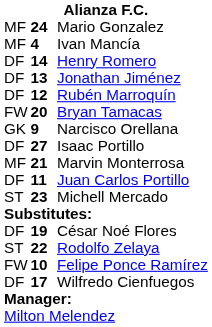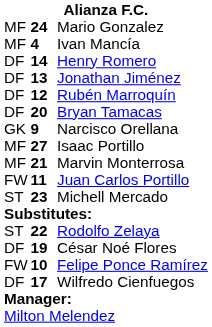(16, 111) FW -> (14, 111) DF
(14, 145) DF -> (15, 145) MF
(14, 179) DF -> (16, 179) FW
rows swapped: (117, 230) <-> (108, 247)
